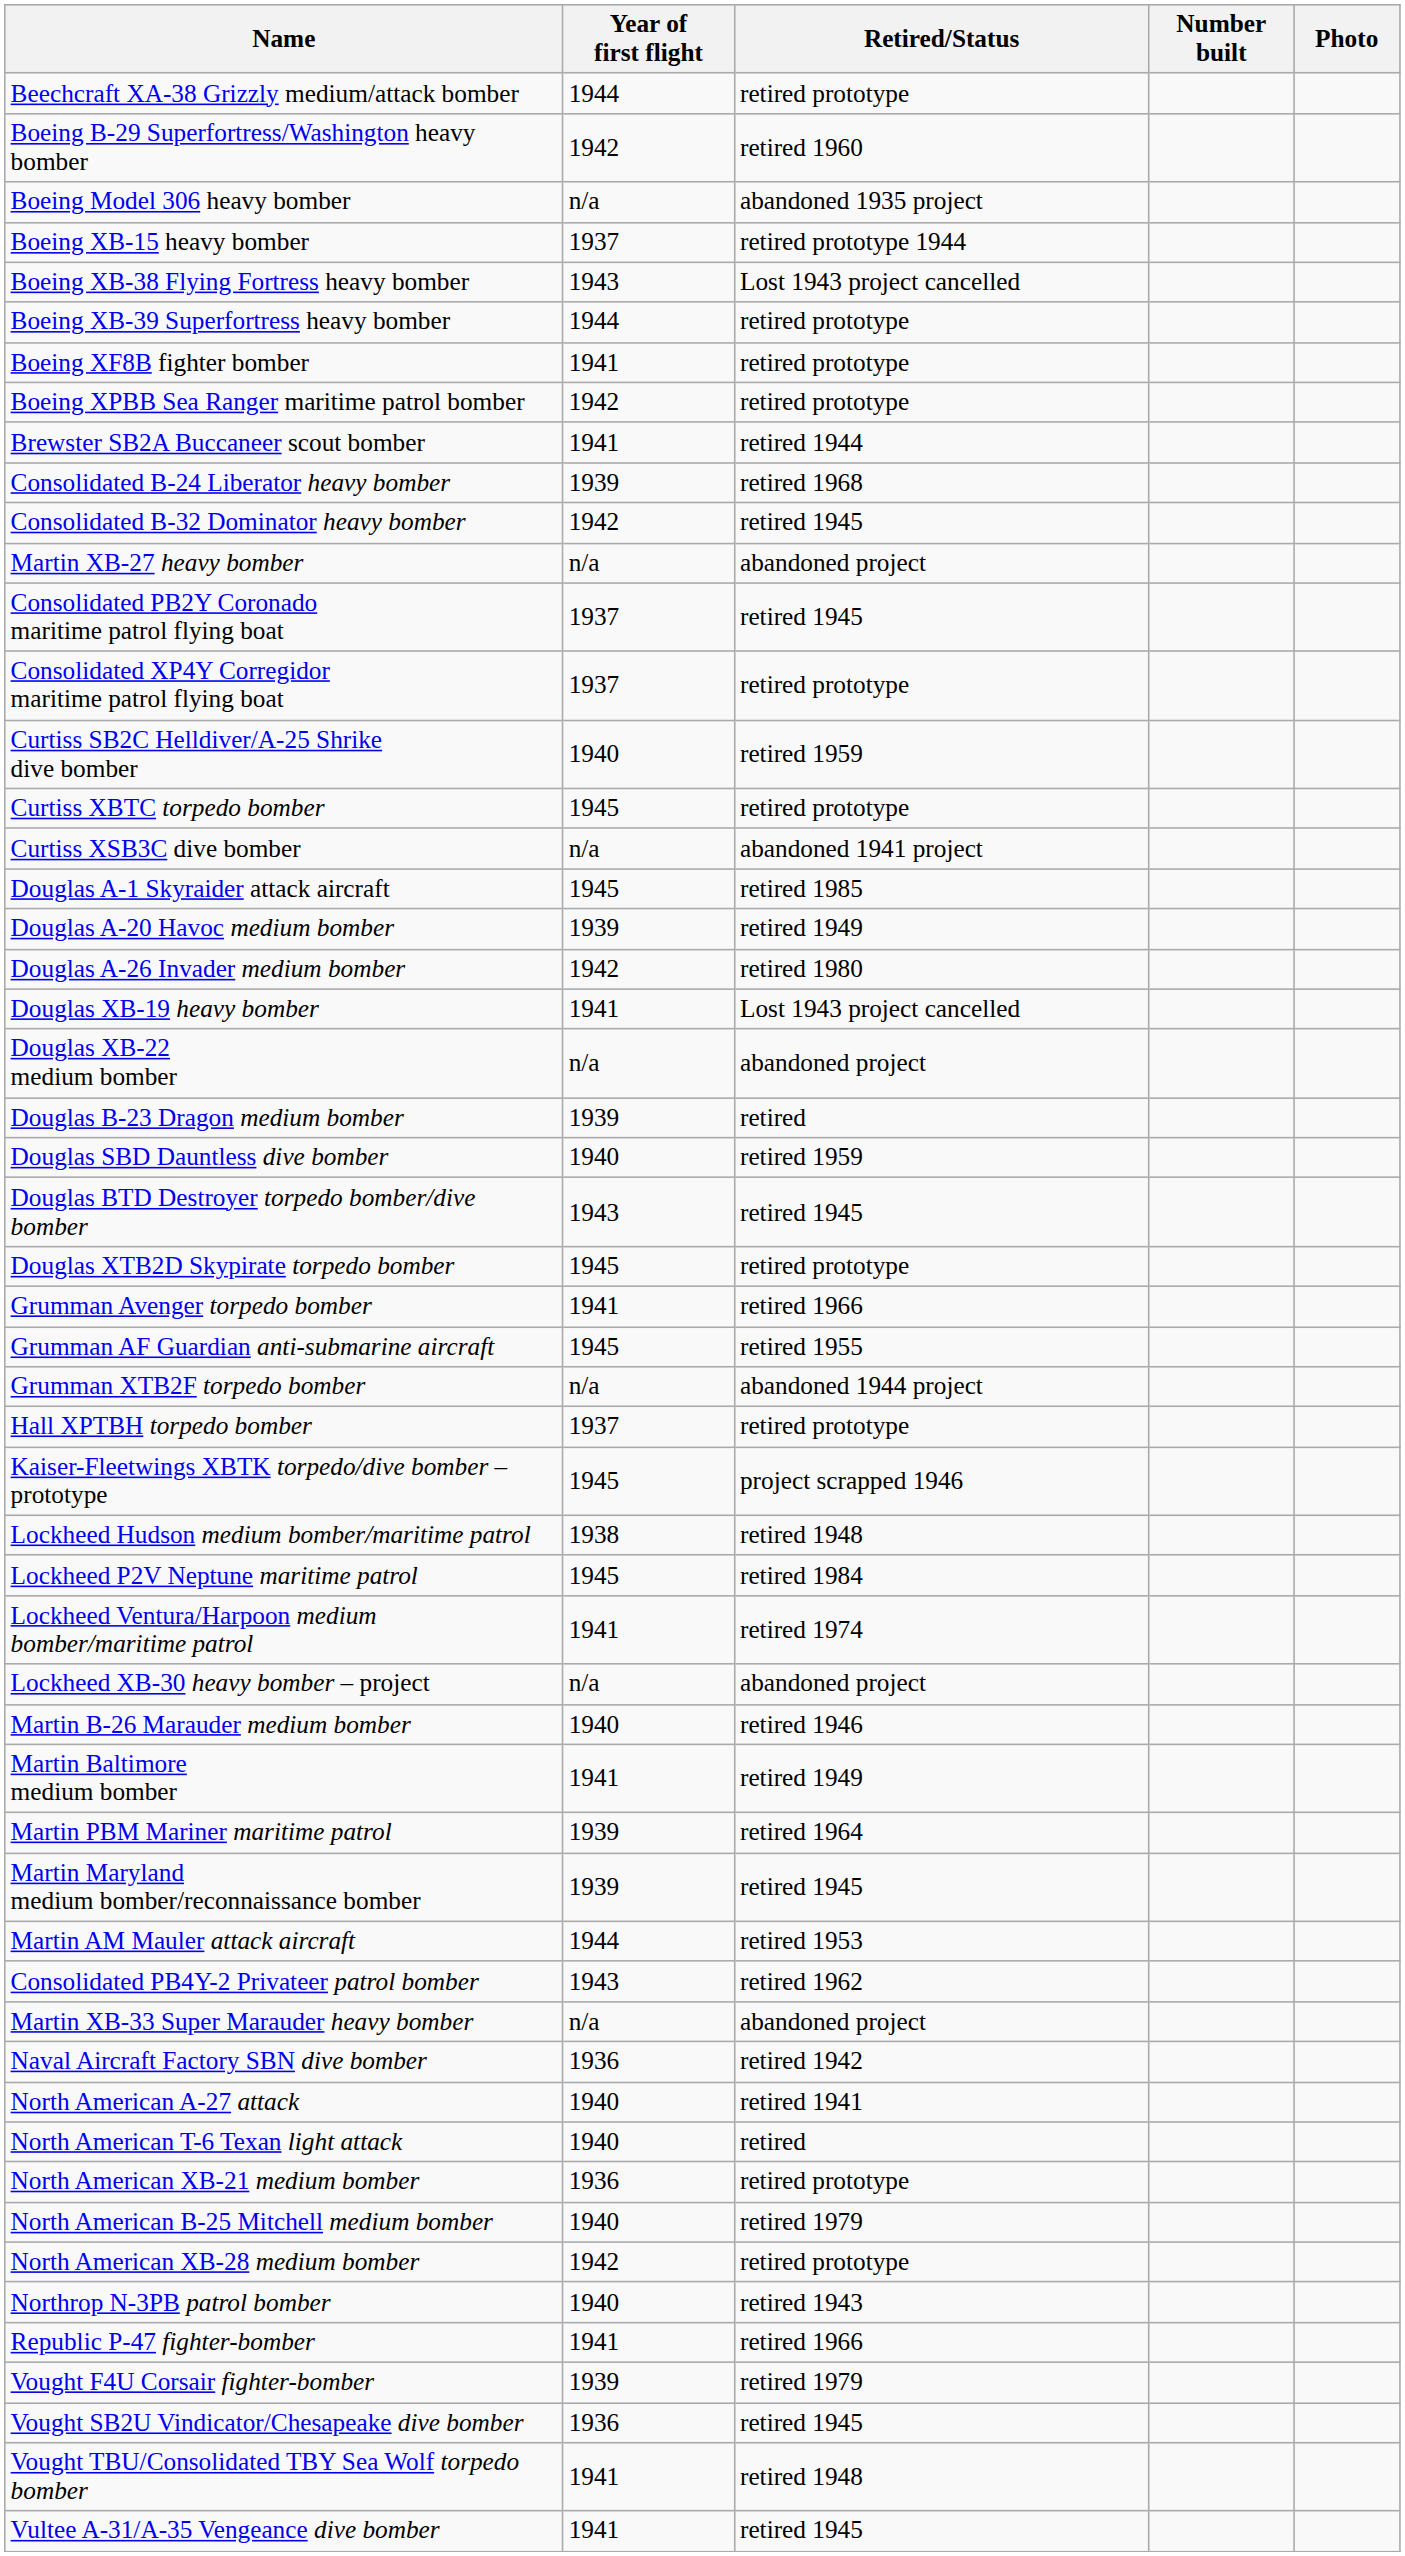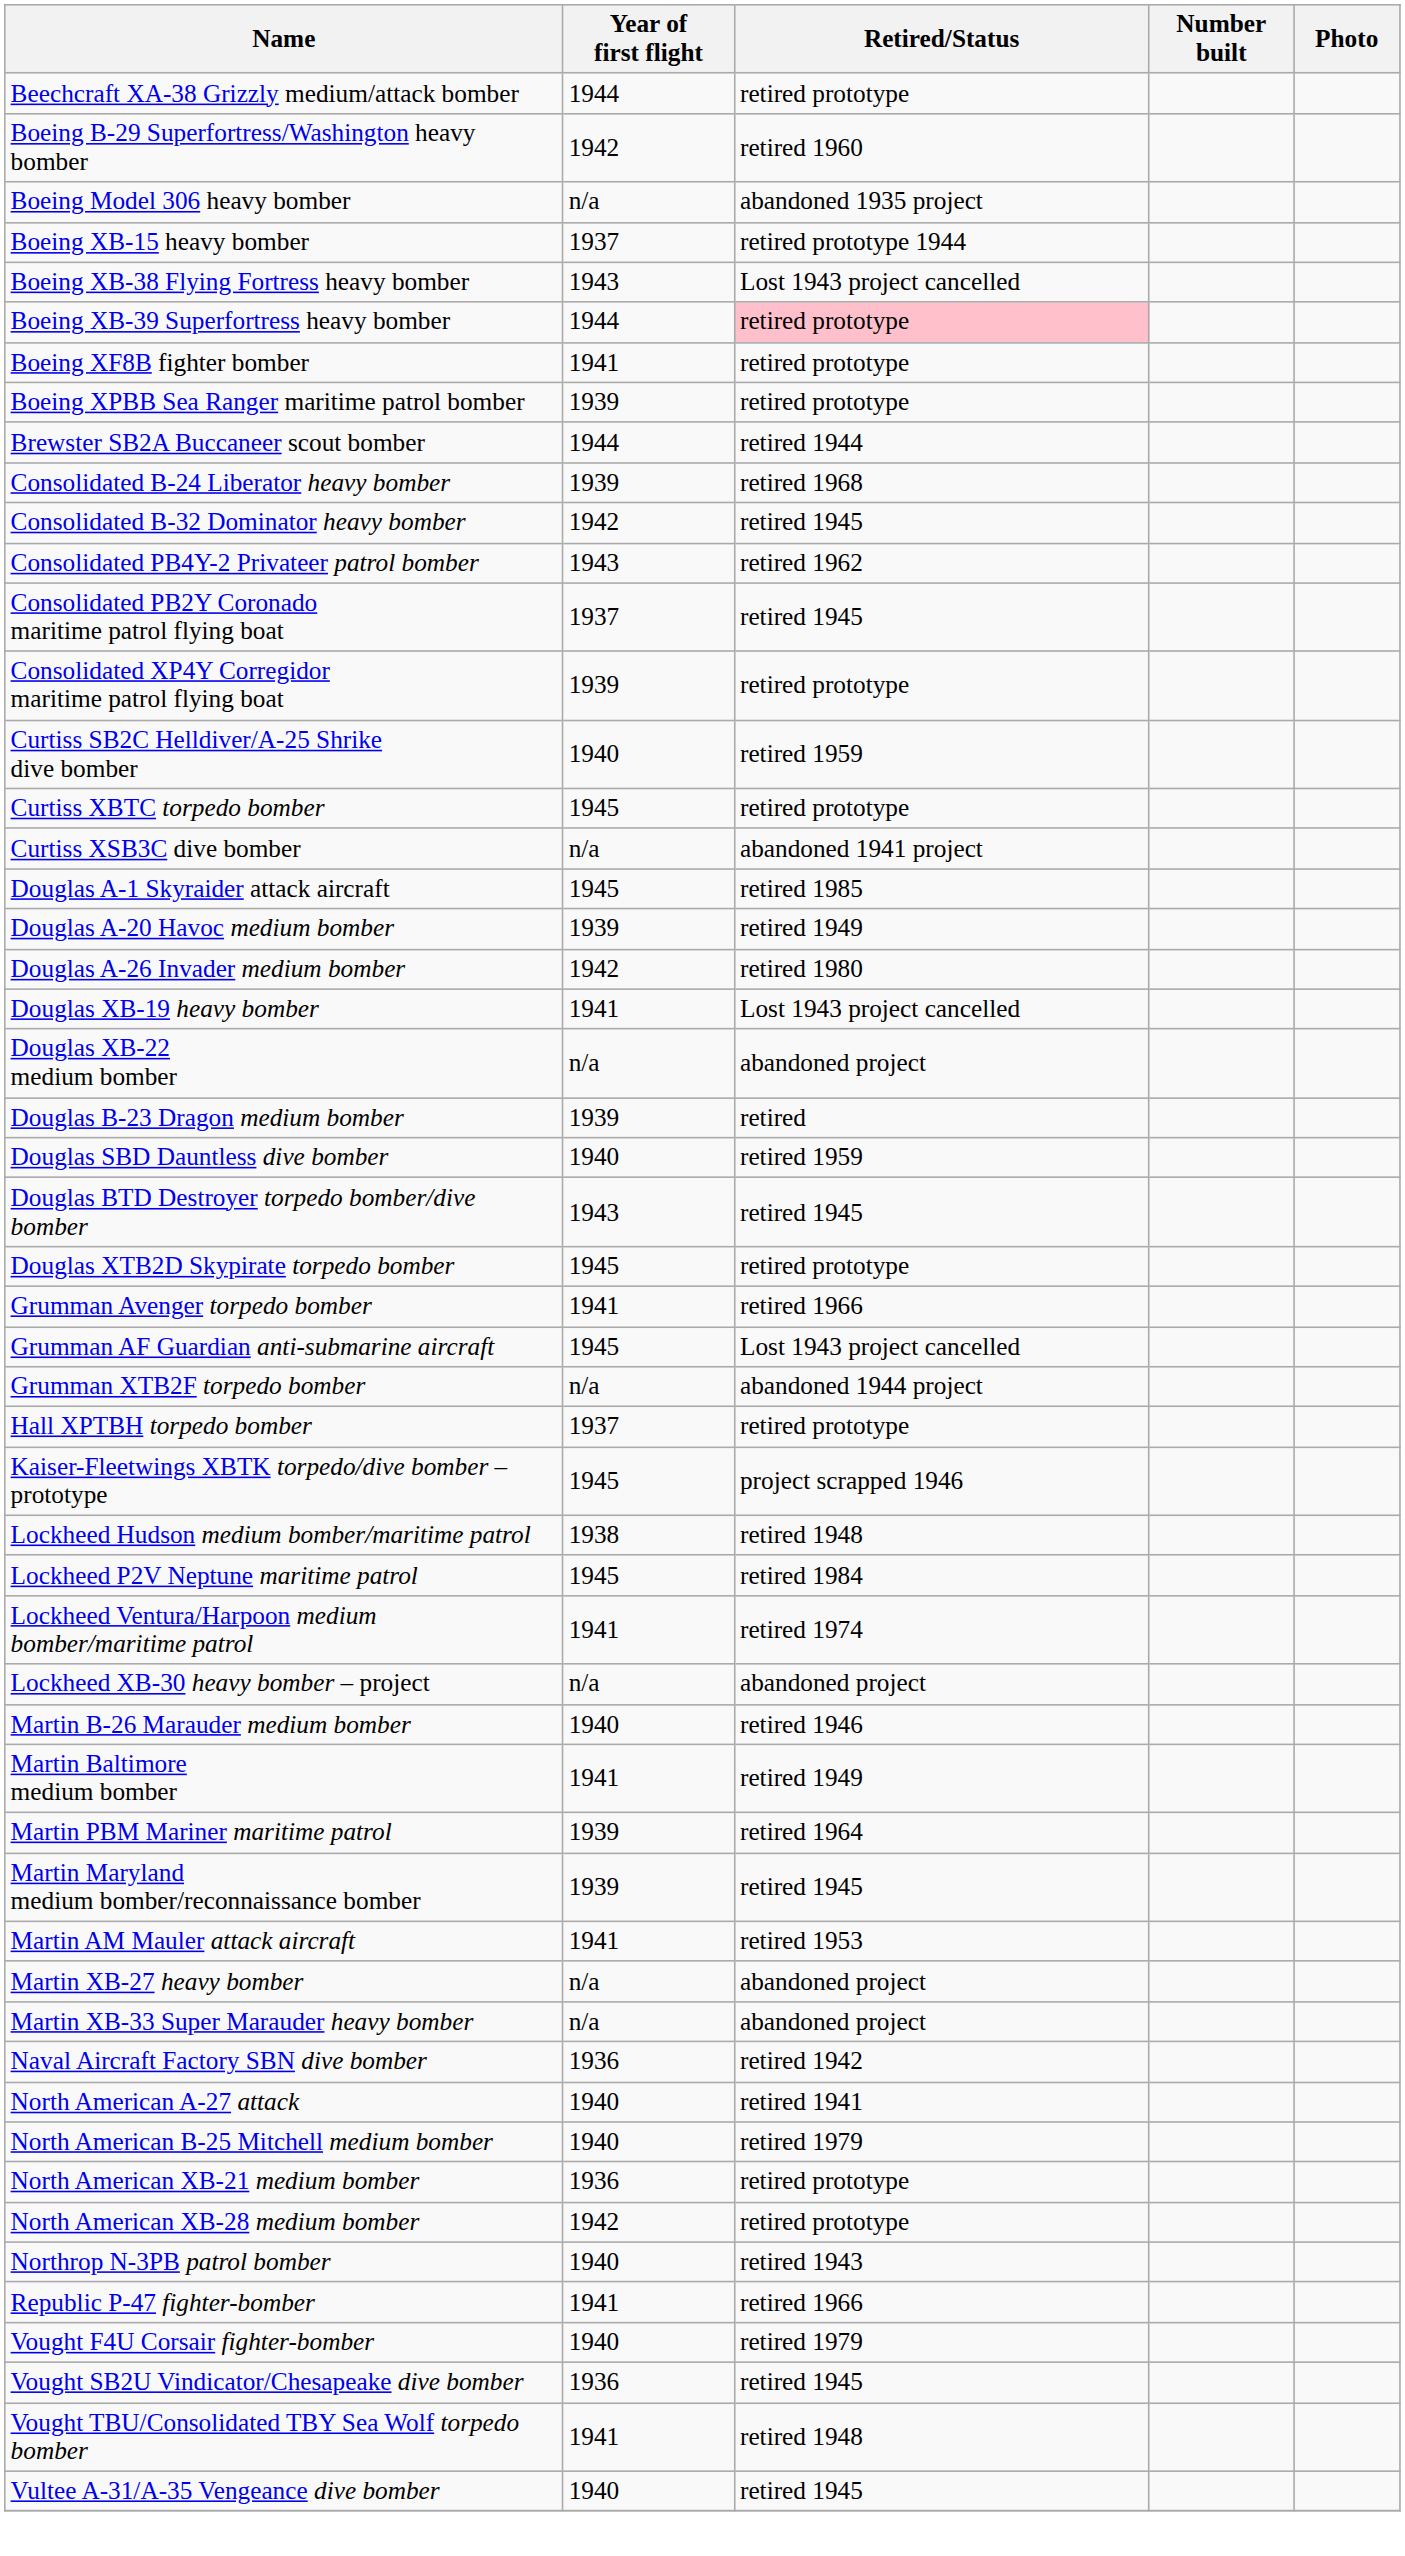(825, 321) no background -> (825, 321) pink background
(594, 402) 1942 -> (594, 402) 1939
(594, 442) 1941 -> (594, 442) 1944
rows swapped: (245, 1981) <-> (157, 562)
(594, 685) 1937 -> (594, 685) 1939
(801, 1346) retired 1955 -> (880, 1346) Lost 1943 project cancelled
(594, 1941) 1944 -> (594, 1941) 1941
- row: (206, 2141)
rows swapped: (215, 2181) <-> (252, 2221)
(594, 2382) 1939 -> (594, 2342) 1940
(594, 2530) 1941 -> (594, 2490) 1940
